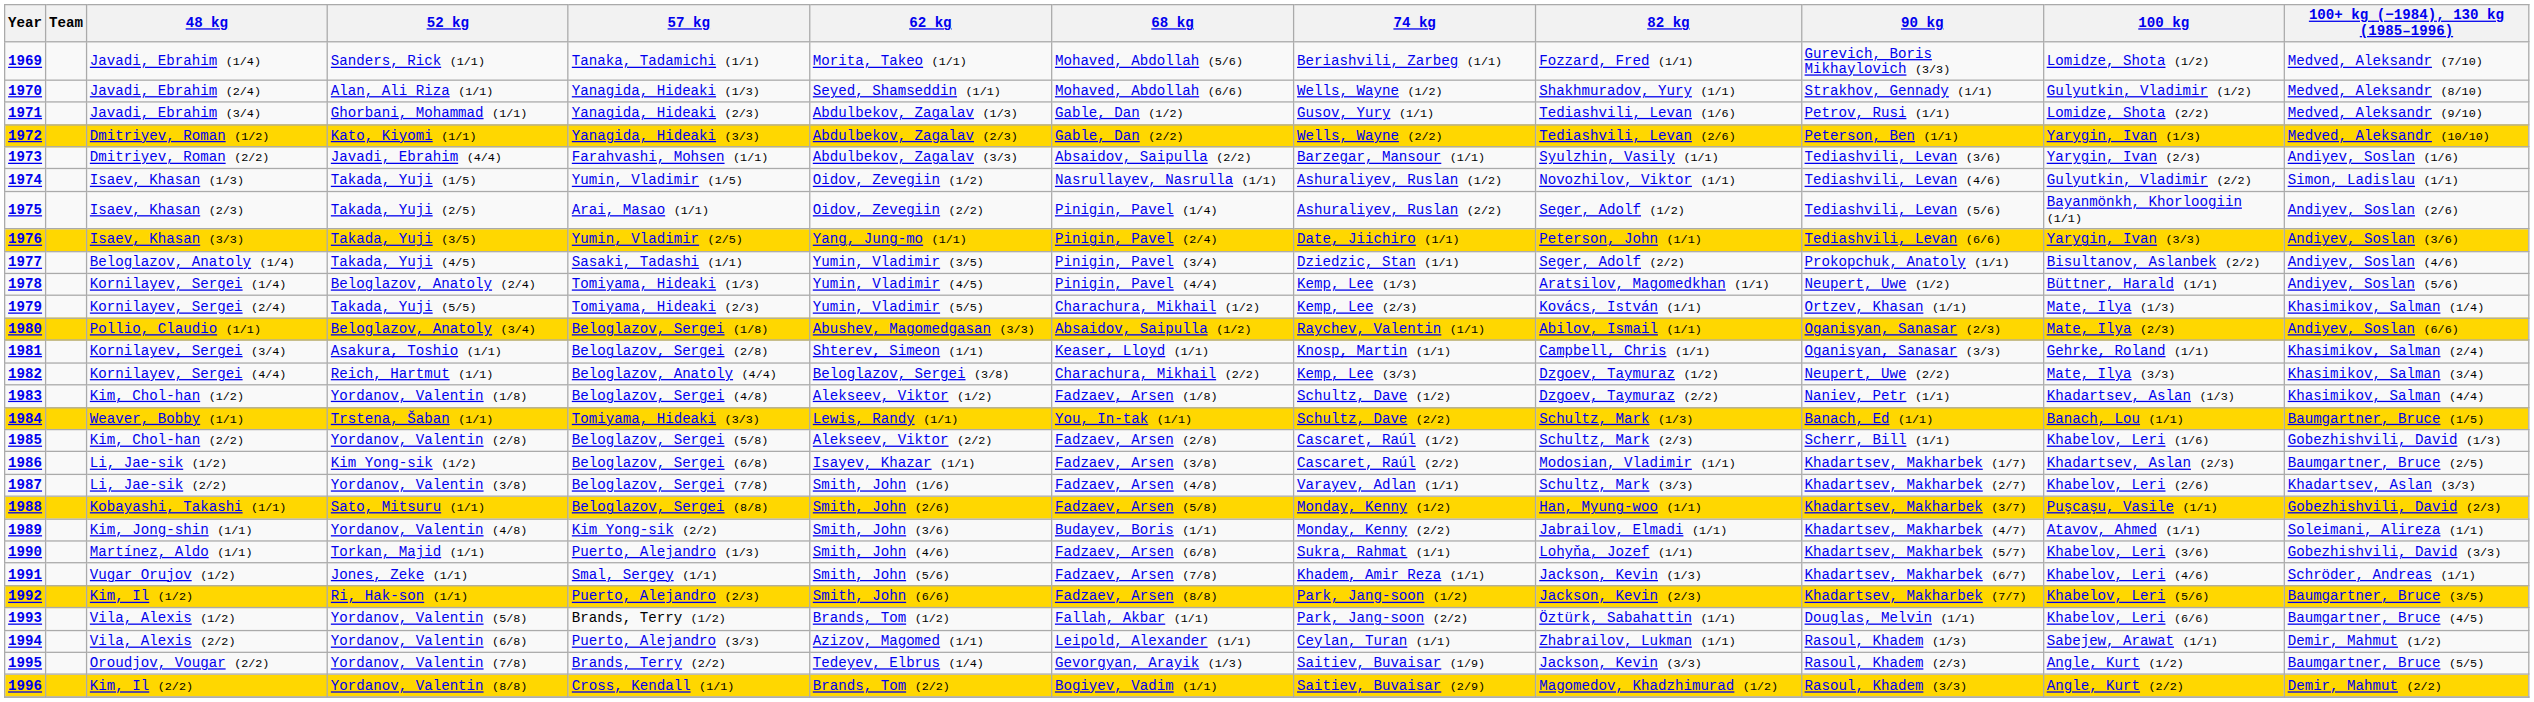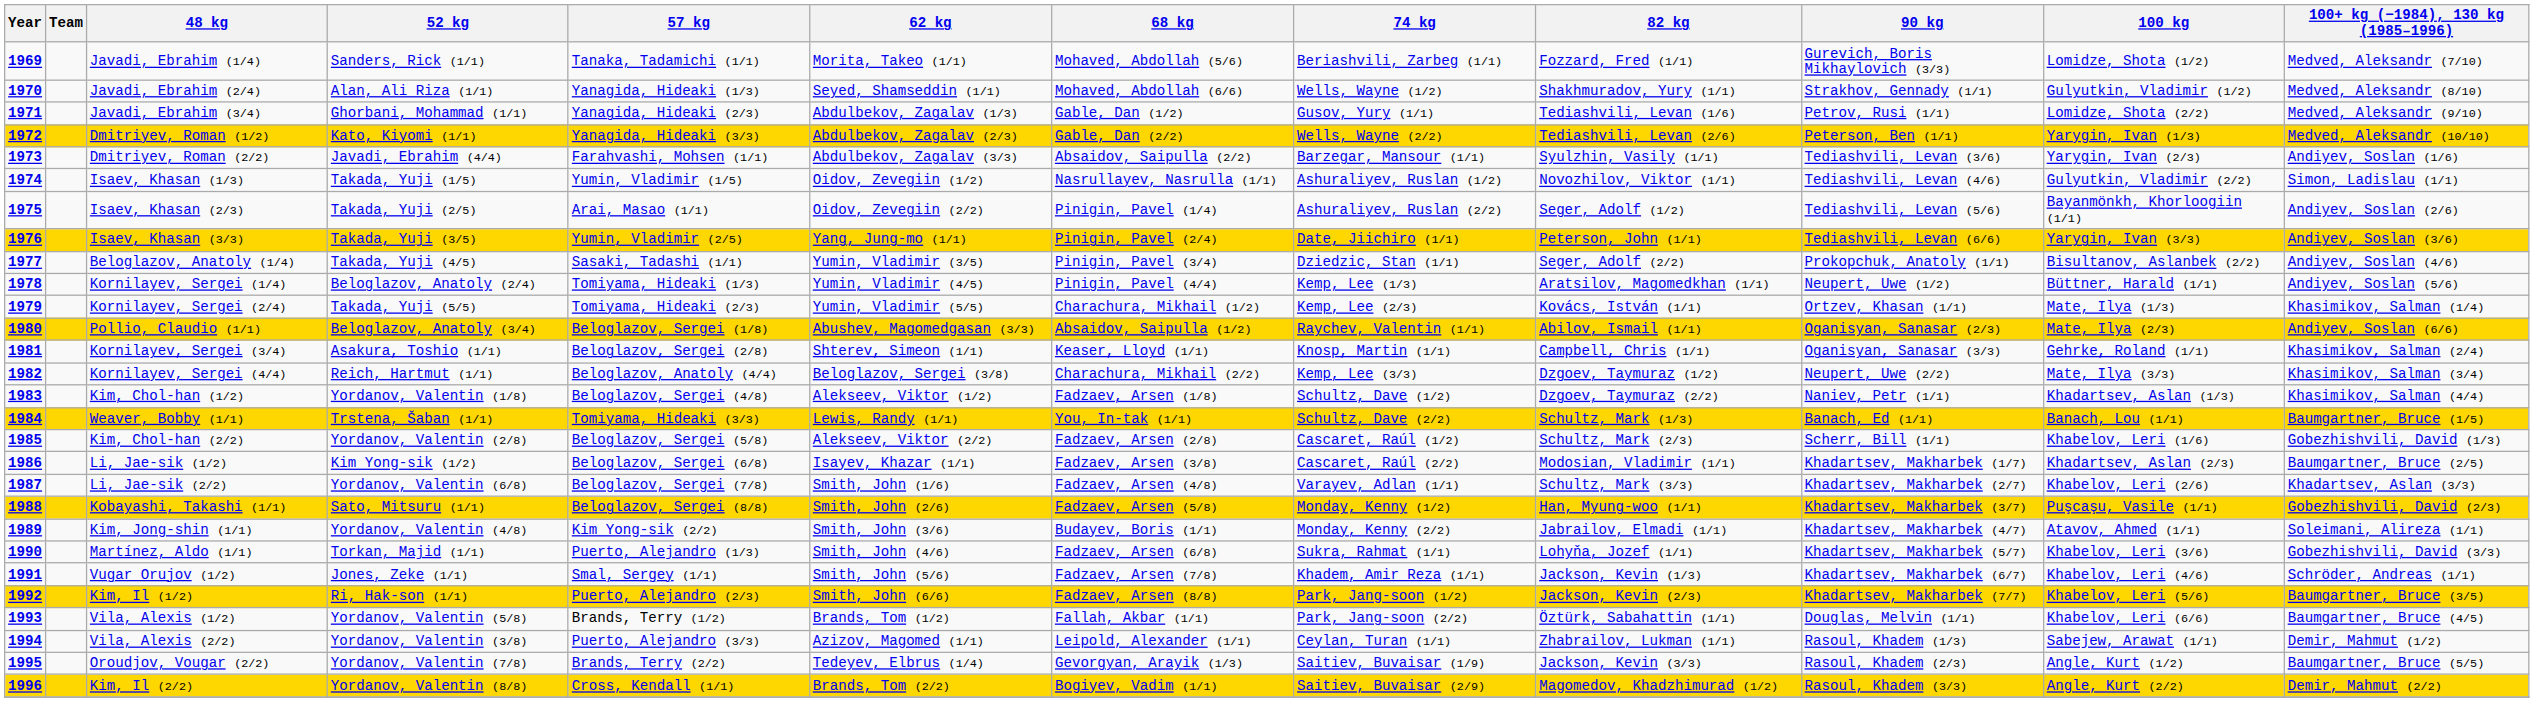(429, 485) Yordanov, Valentin (3/8) -> (429, 485) Yordanov, Valentin (6/8)
(429, 641) Yordanov, Valentin (6/8) -> (429, 641) Yordanov, Valentin (3/8)
